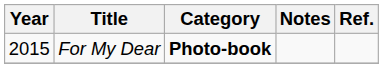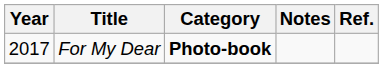(29, 48) 2015 -> (29, 48) 2017
